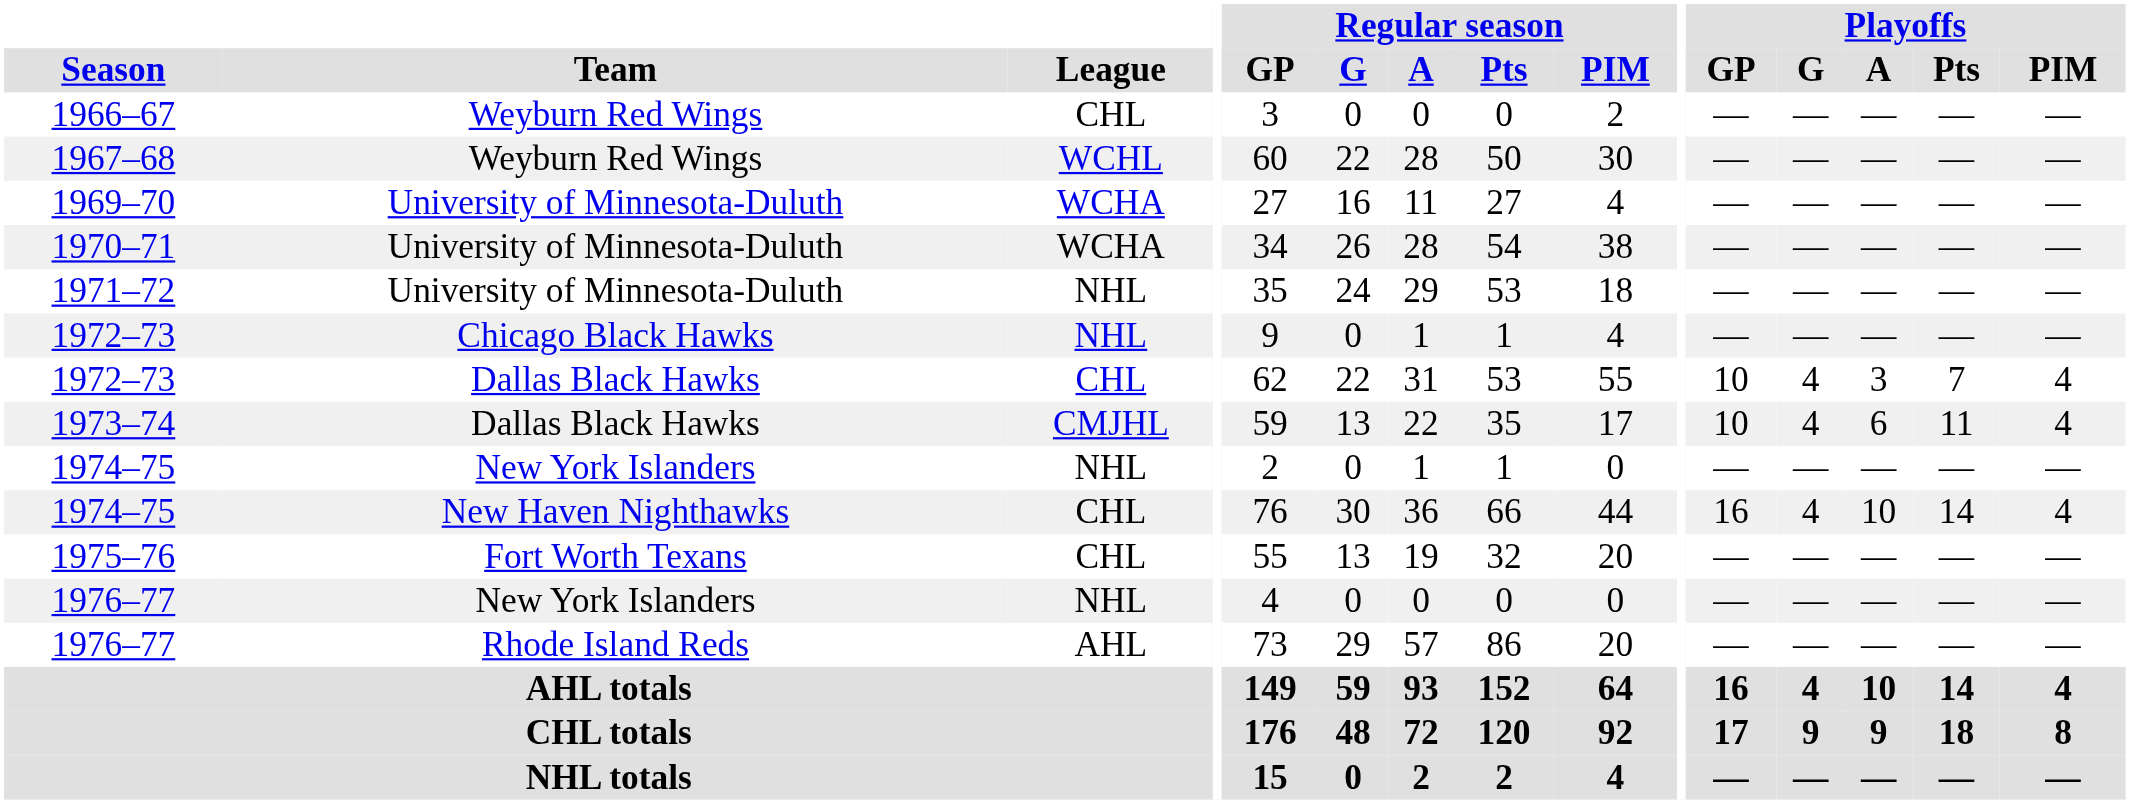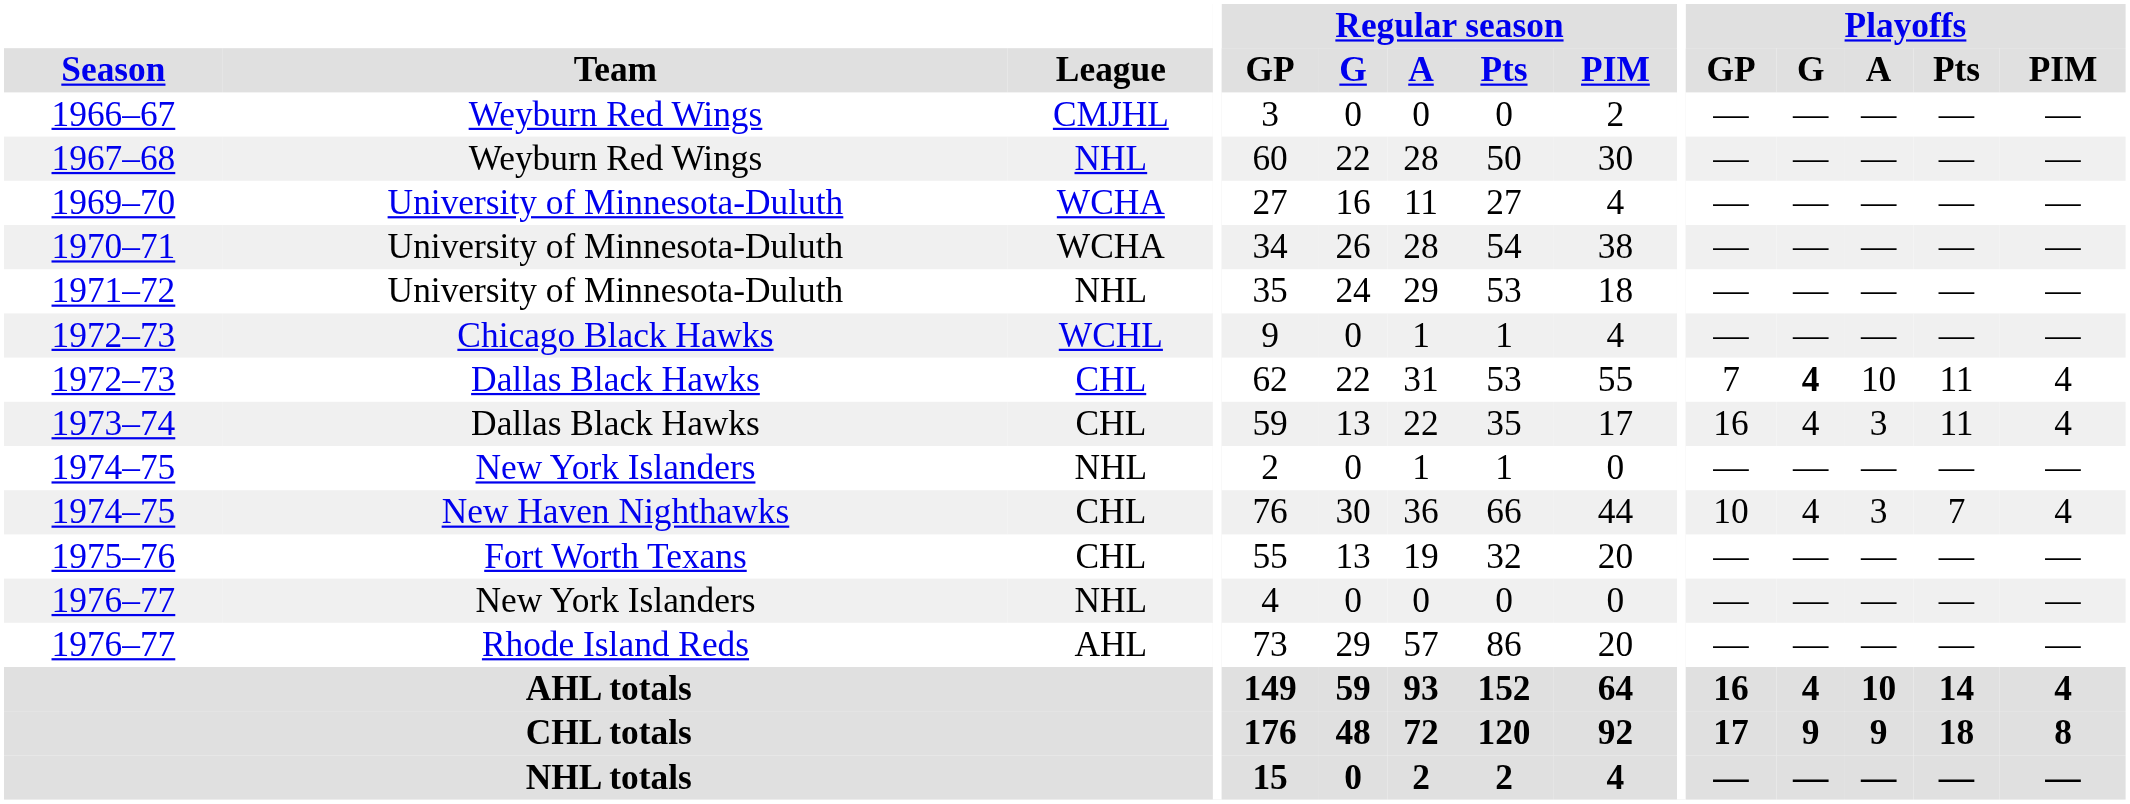(1111, 113) CHL -> (1111, 113) CMJHL
(1111, 158) WCHL -> (1111, 158) NHL
(1111, 334) NHL -> (1111, 334) WCHL
(1731, 379) 10 -> (1731, 379) 7
(1811, 379) normal -> (1811, 379) bold
(1879, 379) 3 -> (1879, 379) 10
(1957, 379) 7 -> (1957, 379) 11
(1111, 423) CMJHL -> (1111, 423) CHL
(1731, 423) 10 -> (1731, 423) 16
(1879, 423) 6 -> (1879, 423) 3
(1731, 511) 16 -> (1731, 511) 10
(1879, 511) 10 -> (1879, 511) 3
(1957, 511) 14 -> (1957, 511) 7
